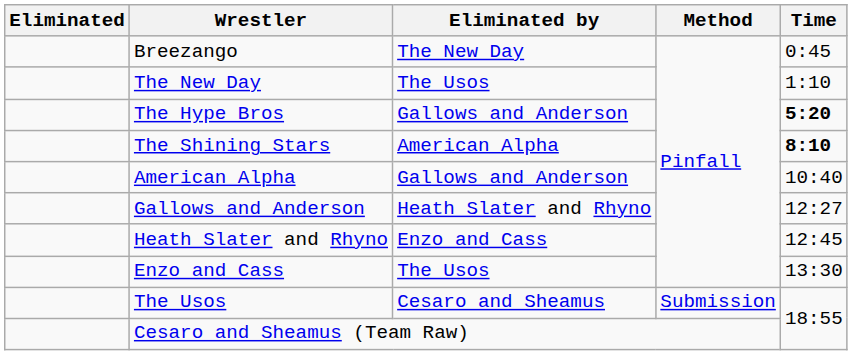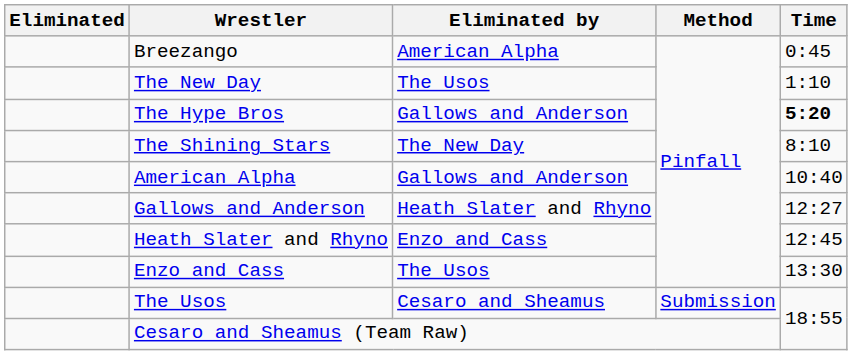(461, 52) The New Day -> (478, 52) American Alpha
(478, 146) American Alpha -> (461, 146) The New Day
(808, 146) bold -> (808, 146) normal
